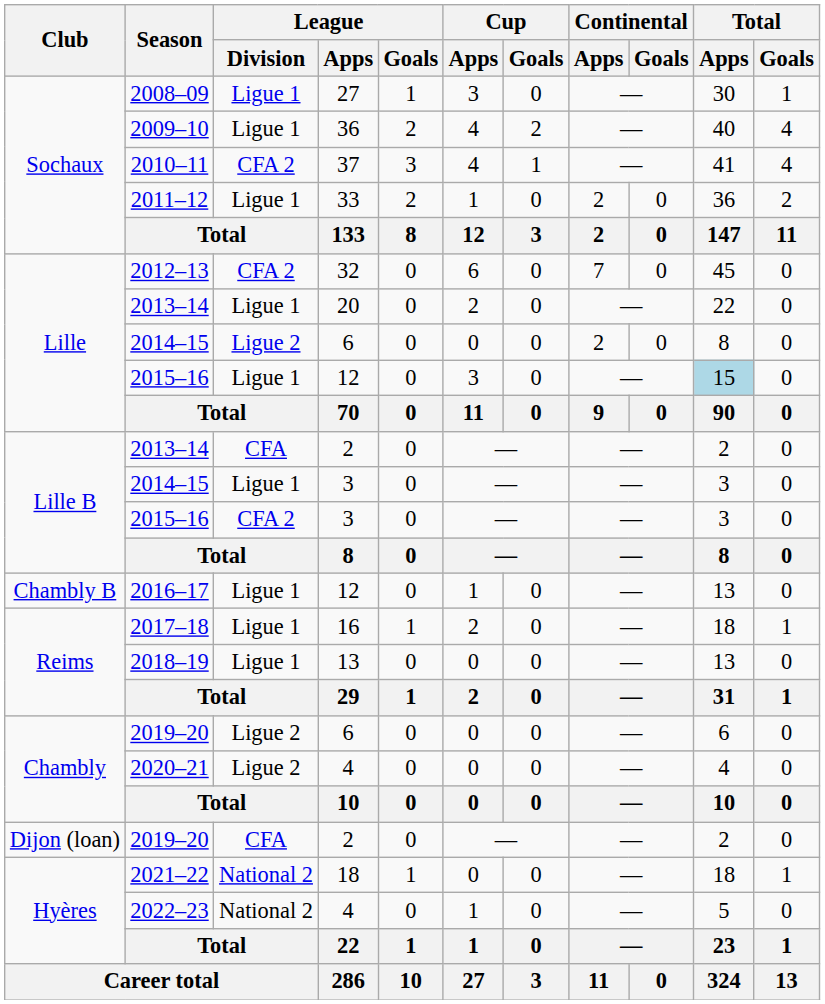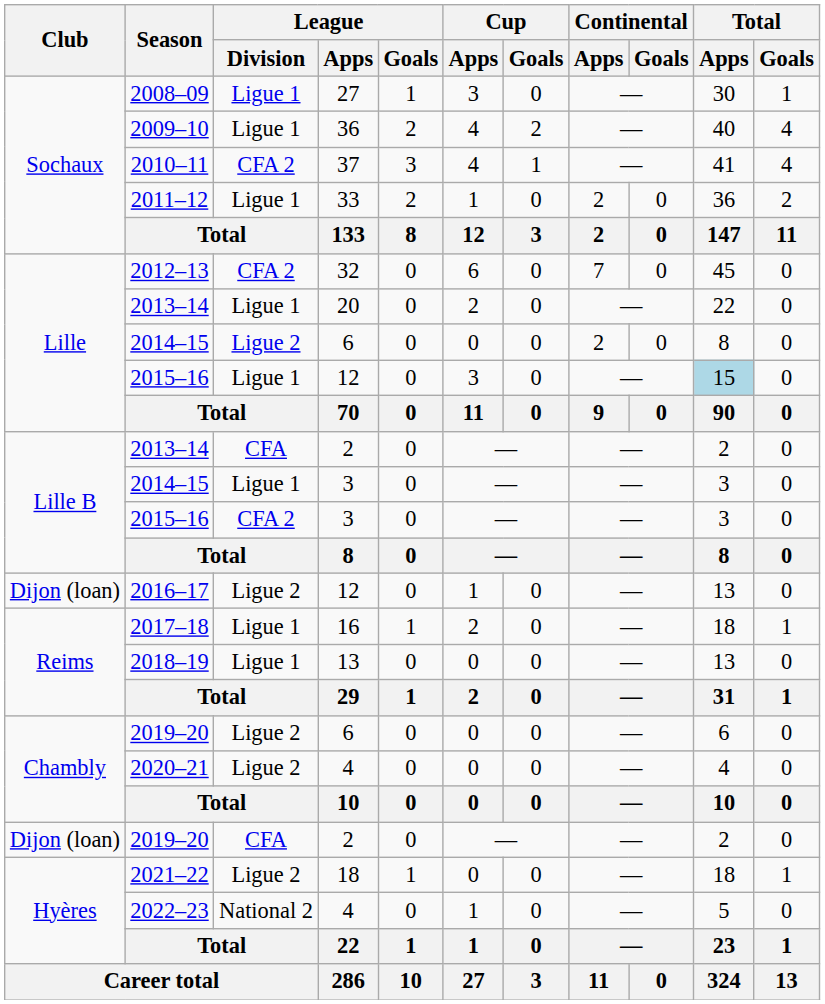(65, 590) Chambly B -> (65, 590) Dijon (loan)
(266, 590) Ligue 1 -> (266, 590) Ligue 2
(266, 874) National 2 -> (266, 874) Ligue 2
